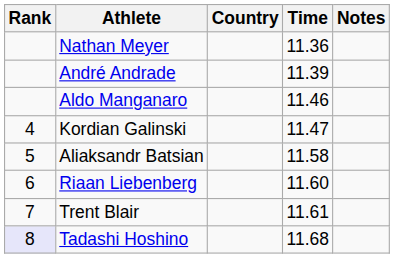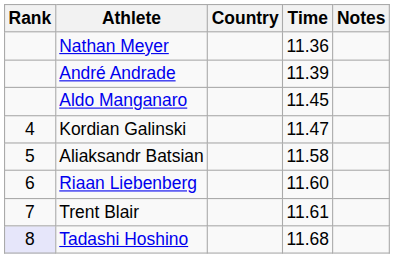(308, 101) 11.46 -> (308, 101) 11.45
